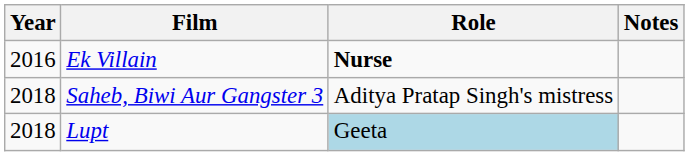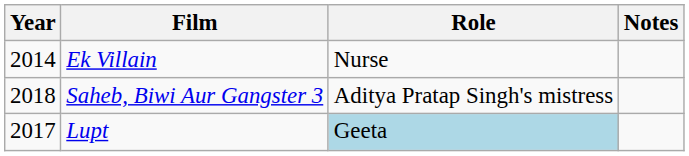(33, 58) 2016 -> (33, 58) 2014
(363, 58) bold -> (361, 58) normal
(33, 131) 2018 -> (33, 131) 2017
